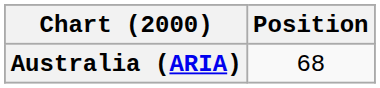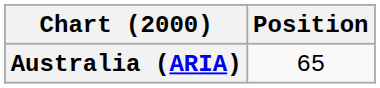(311, 64) 68 -> (311, 64) 65
